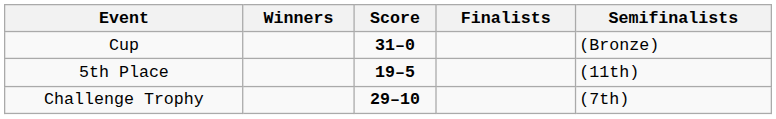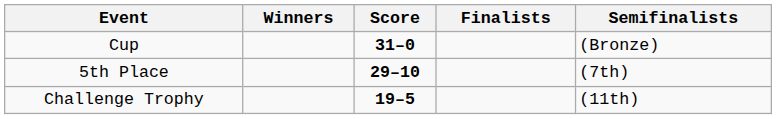(395, 72) 19–5 -> (395, 72) 29–10
(609, 72) (11th) -> (604, 72) (7th)
(395, 100) 29–10 -> (395, 100) 19–5
(604, 100) (7th) -> (609, 100) (11th)
